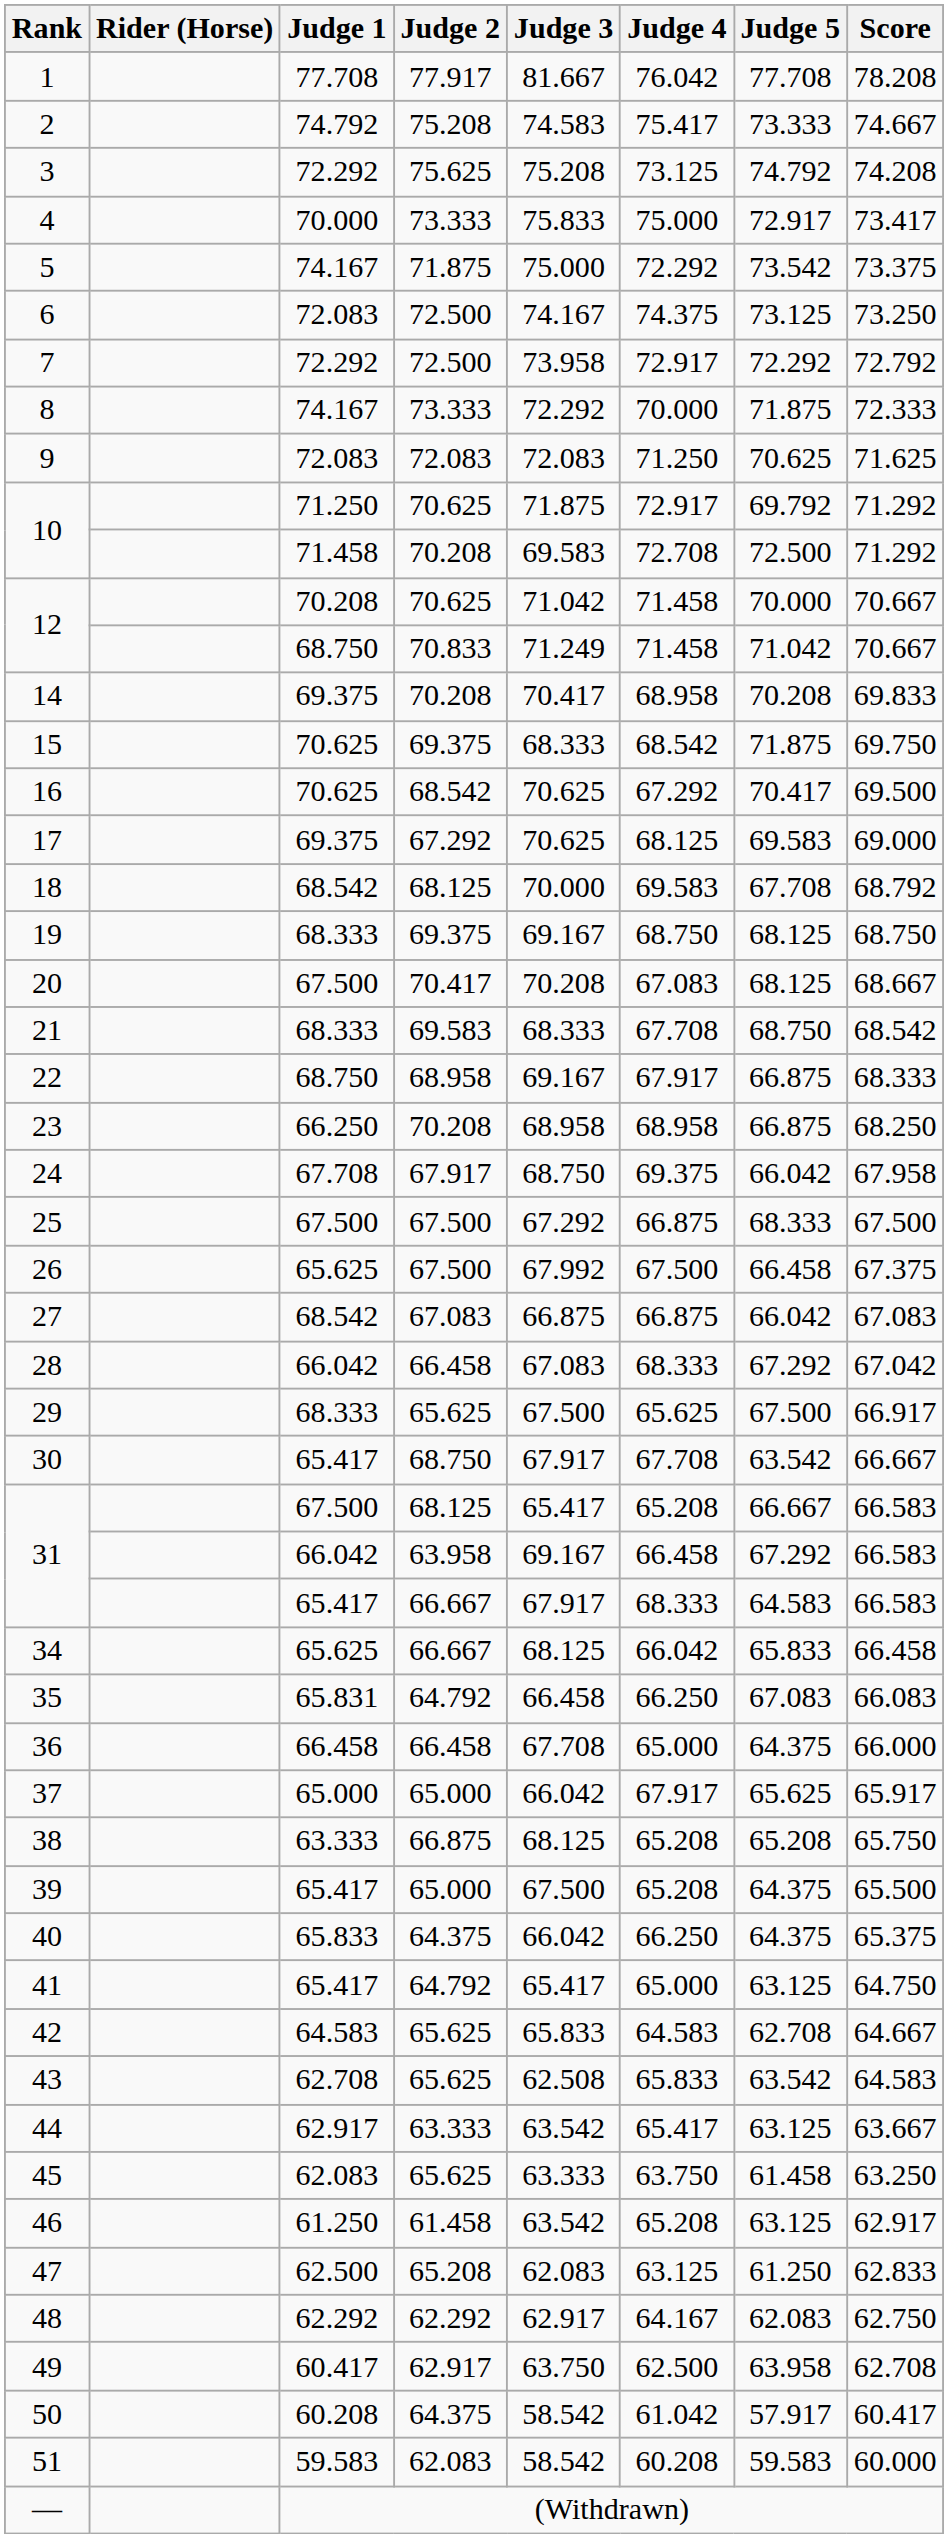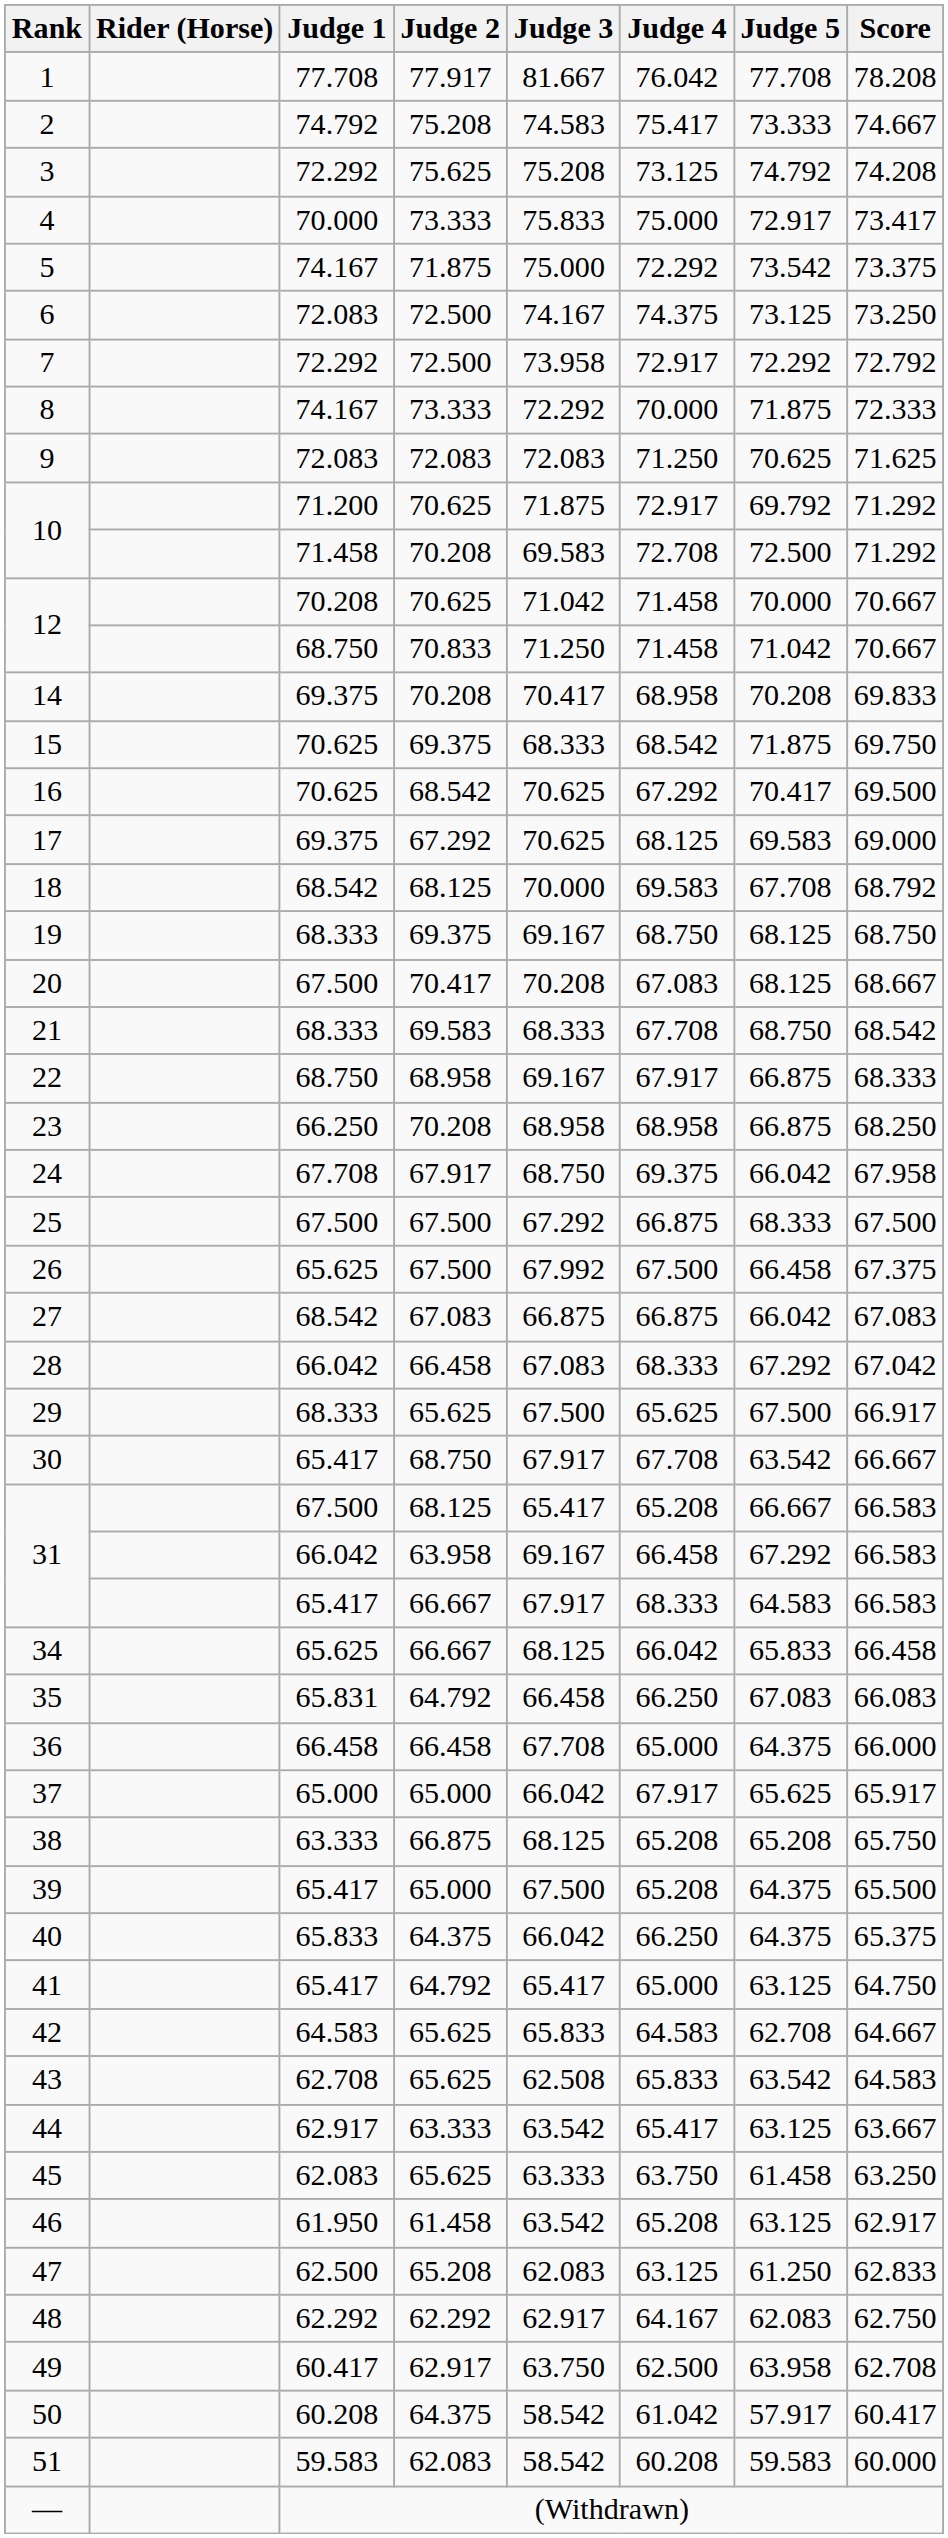(337, 505) 71.250 -> (337, 505) 71.200
(564, 648) 71.249 -> (564, 648) 71.250
(337, 2222) 61.250 -> (337, 2222) 61.950
